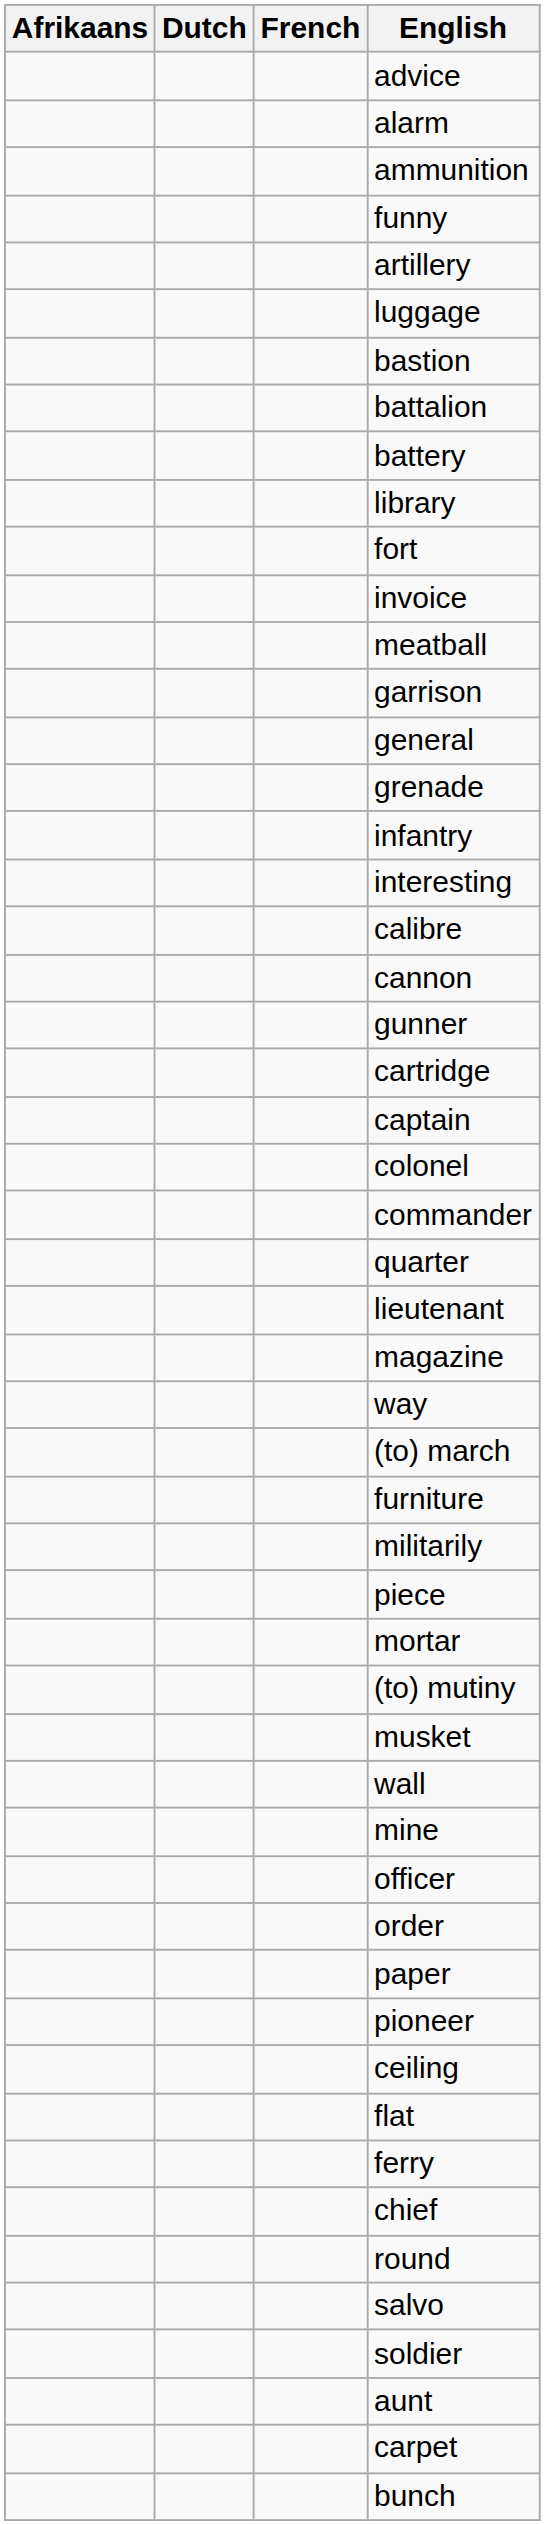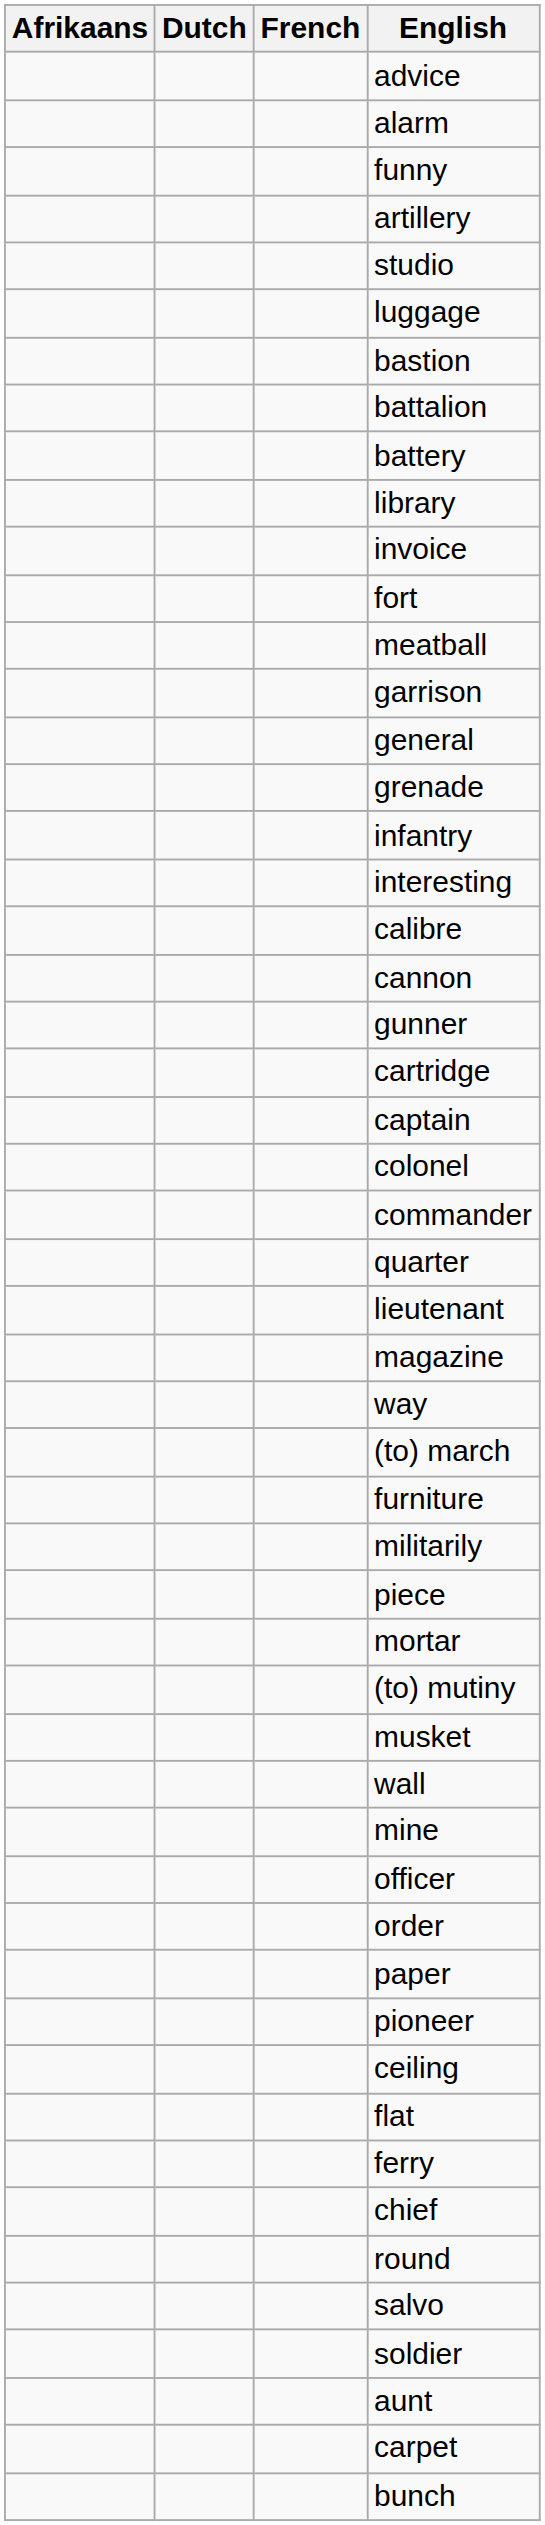- row: (451, 170)
+ row: (414, 265)
rows swapped: (421, 597) <-> (396, 550)
